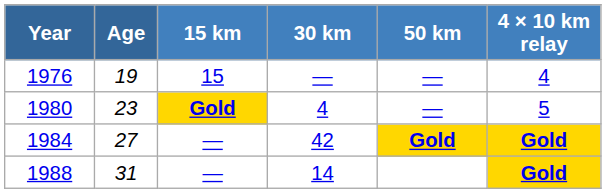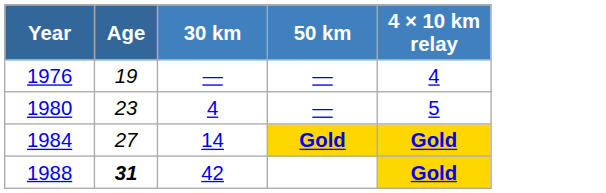- column: (213, 32)
(323, 140) 42 -> (213, 140) 14
(126, 173) normal -> (126, 173) bold
(323, 173) 14 -> (213, 173) 42
